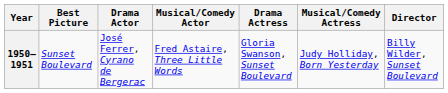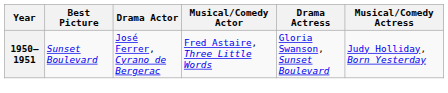- column: (414, 17)
